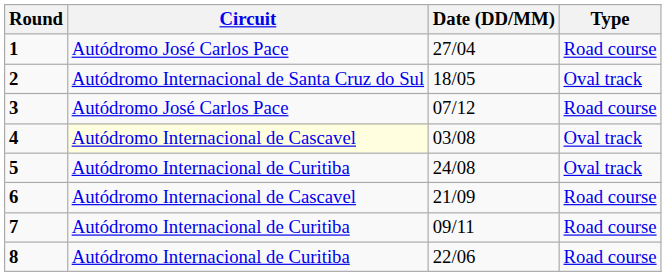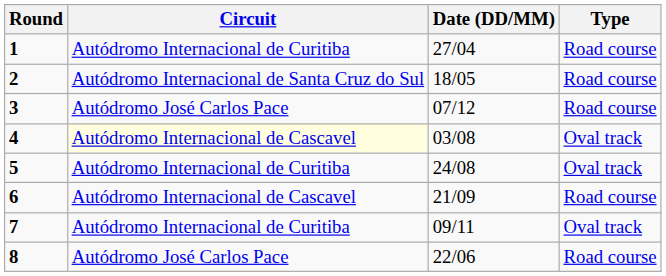(180, 49) Autódromo José Carlos Pace -> (211, 49) Autódromo Internacional de Curitiba
(603, 78) Oval track -> (610, 78) Road course
(610, 227) Road course -> (603, 227) Oval track
(211, 256) Autódromo Internacional de Curitiba -> (180, 256) Autódromo José Carlos Pace
